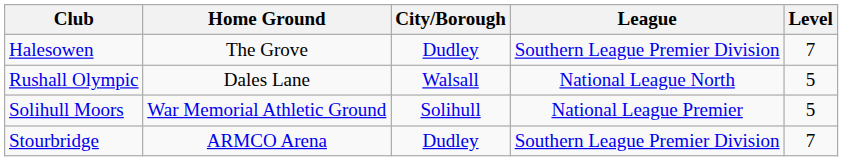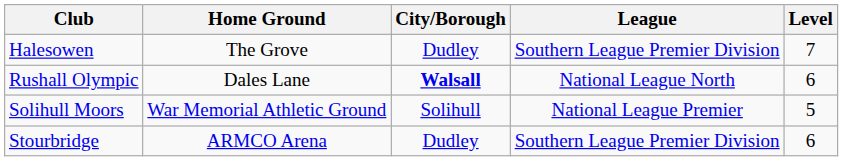(451, 79) normal -> (451, 79) bold
(811, 79) 5 -> (811, 79) 6
(811, 140) 7 -> (811, 140) 6
